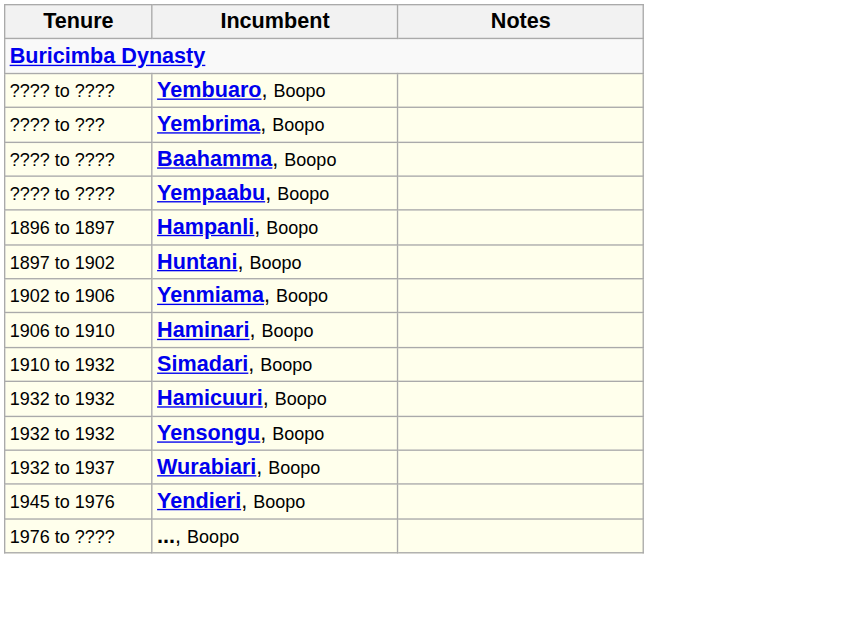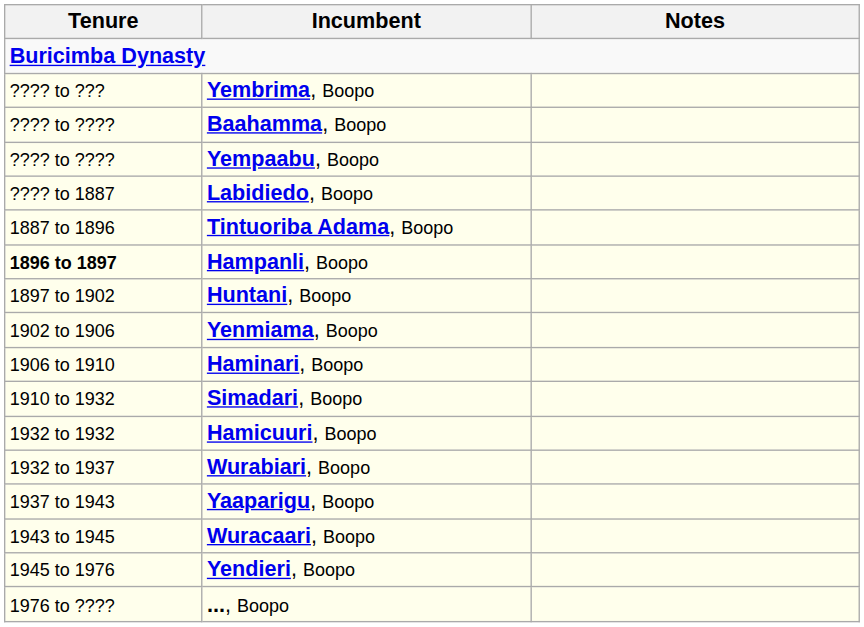- row: (241, 90)
+ row: (290, 192)
+ row: (330, 227)
(62, 228) normal -> (63, 261) bold
- row: (241, 432)
+ row: (291, 501)
+ row: (291, 535)
